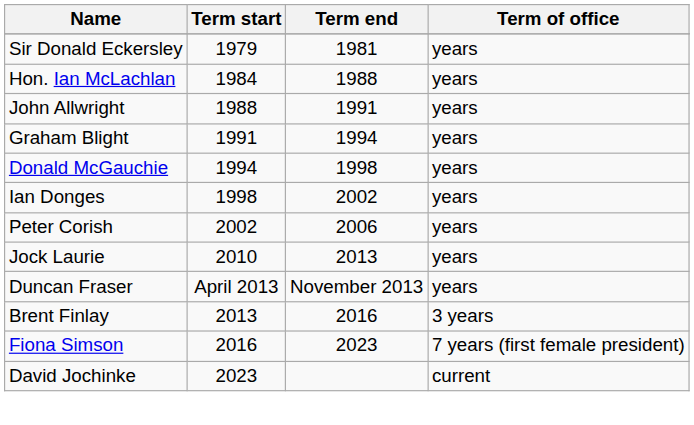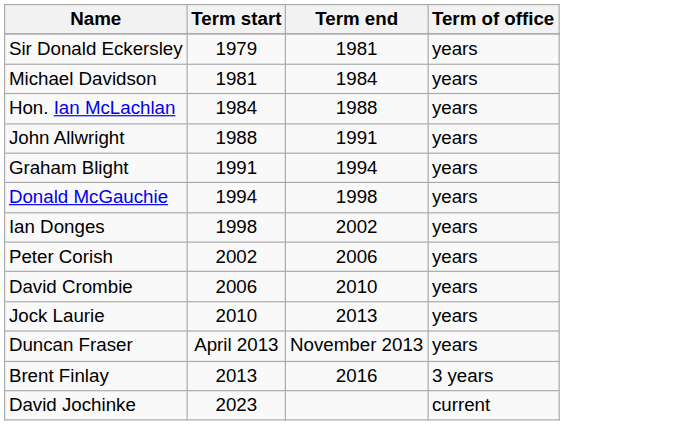+ row: (83, 78)
+ row: (71, 286)
- row: (66, 345)
